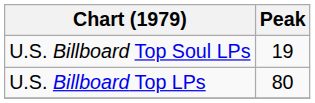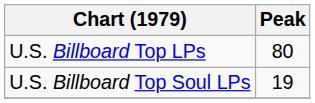rows swapped: (107, 82) <-> (130, 51)
